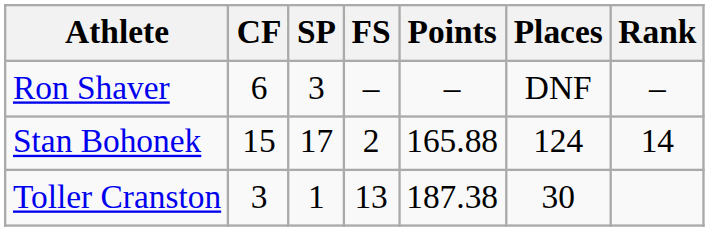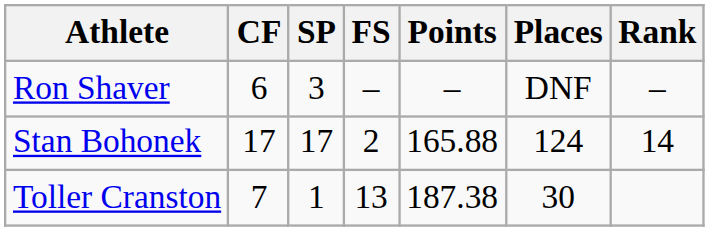(259, 142) 15 -> (259, 142) 17
(259, 197) 3 -> (259, 197) 7
